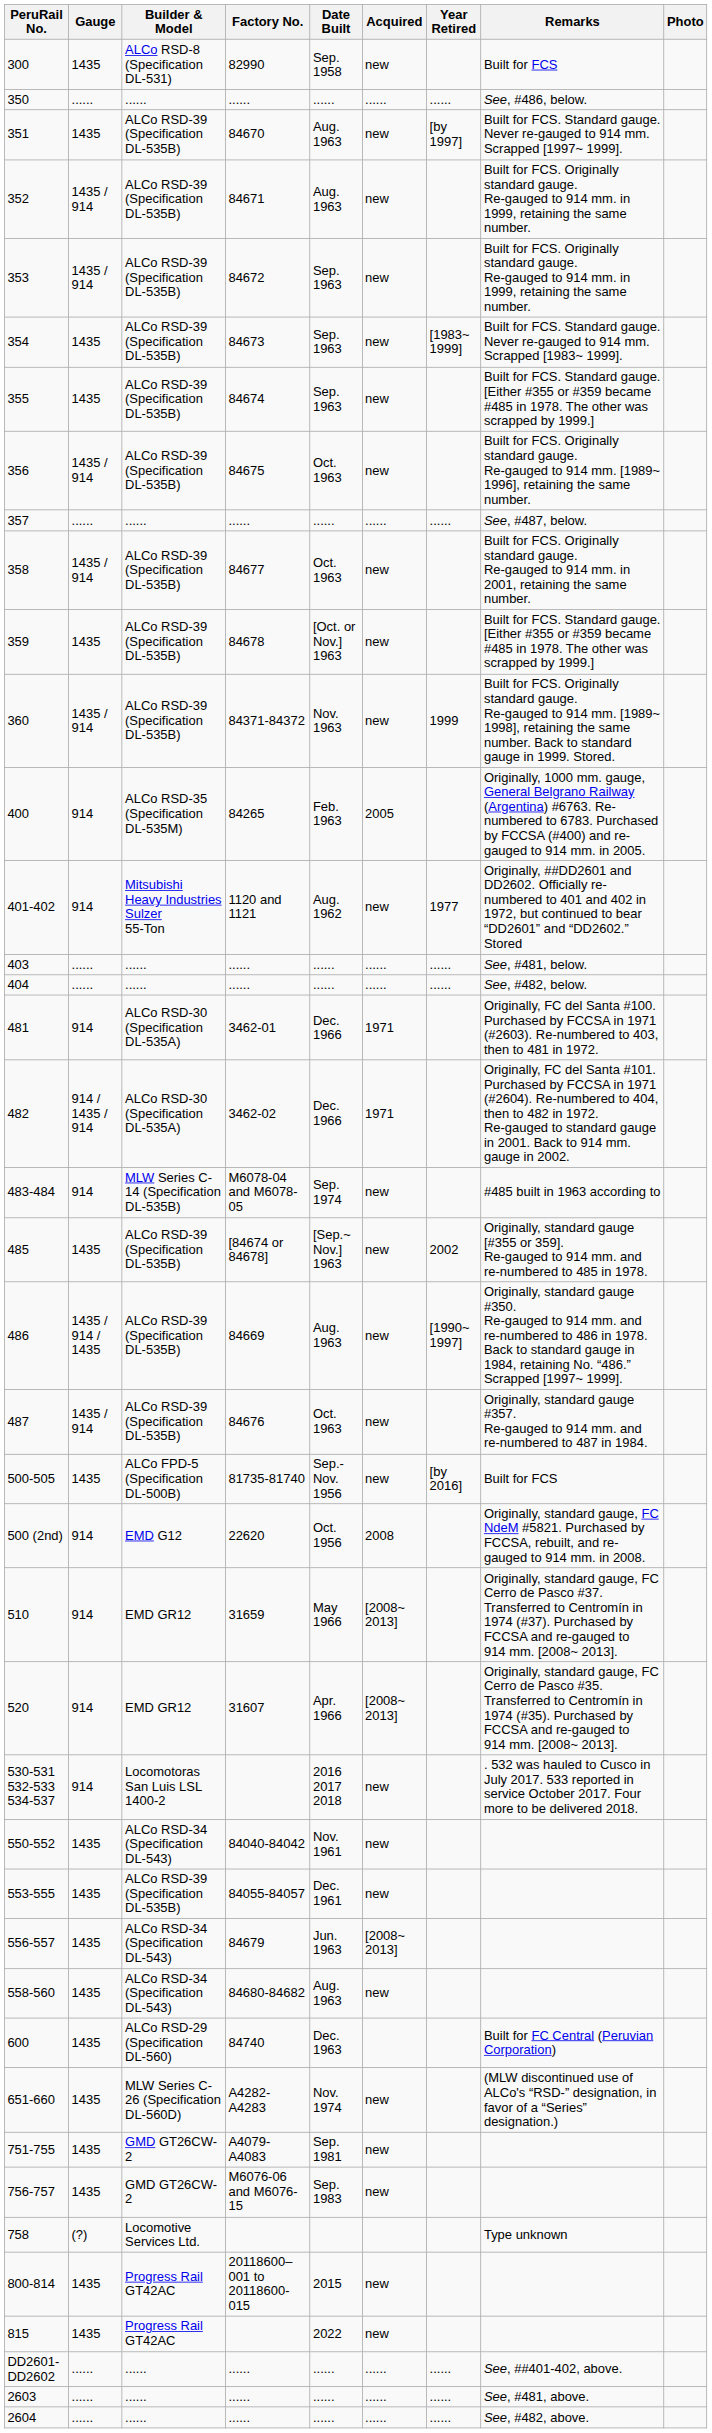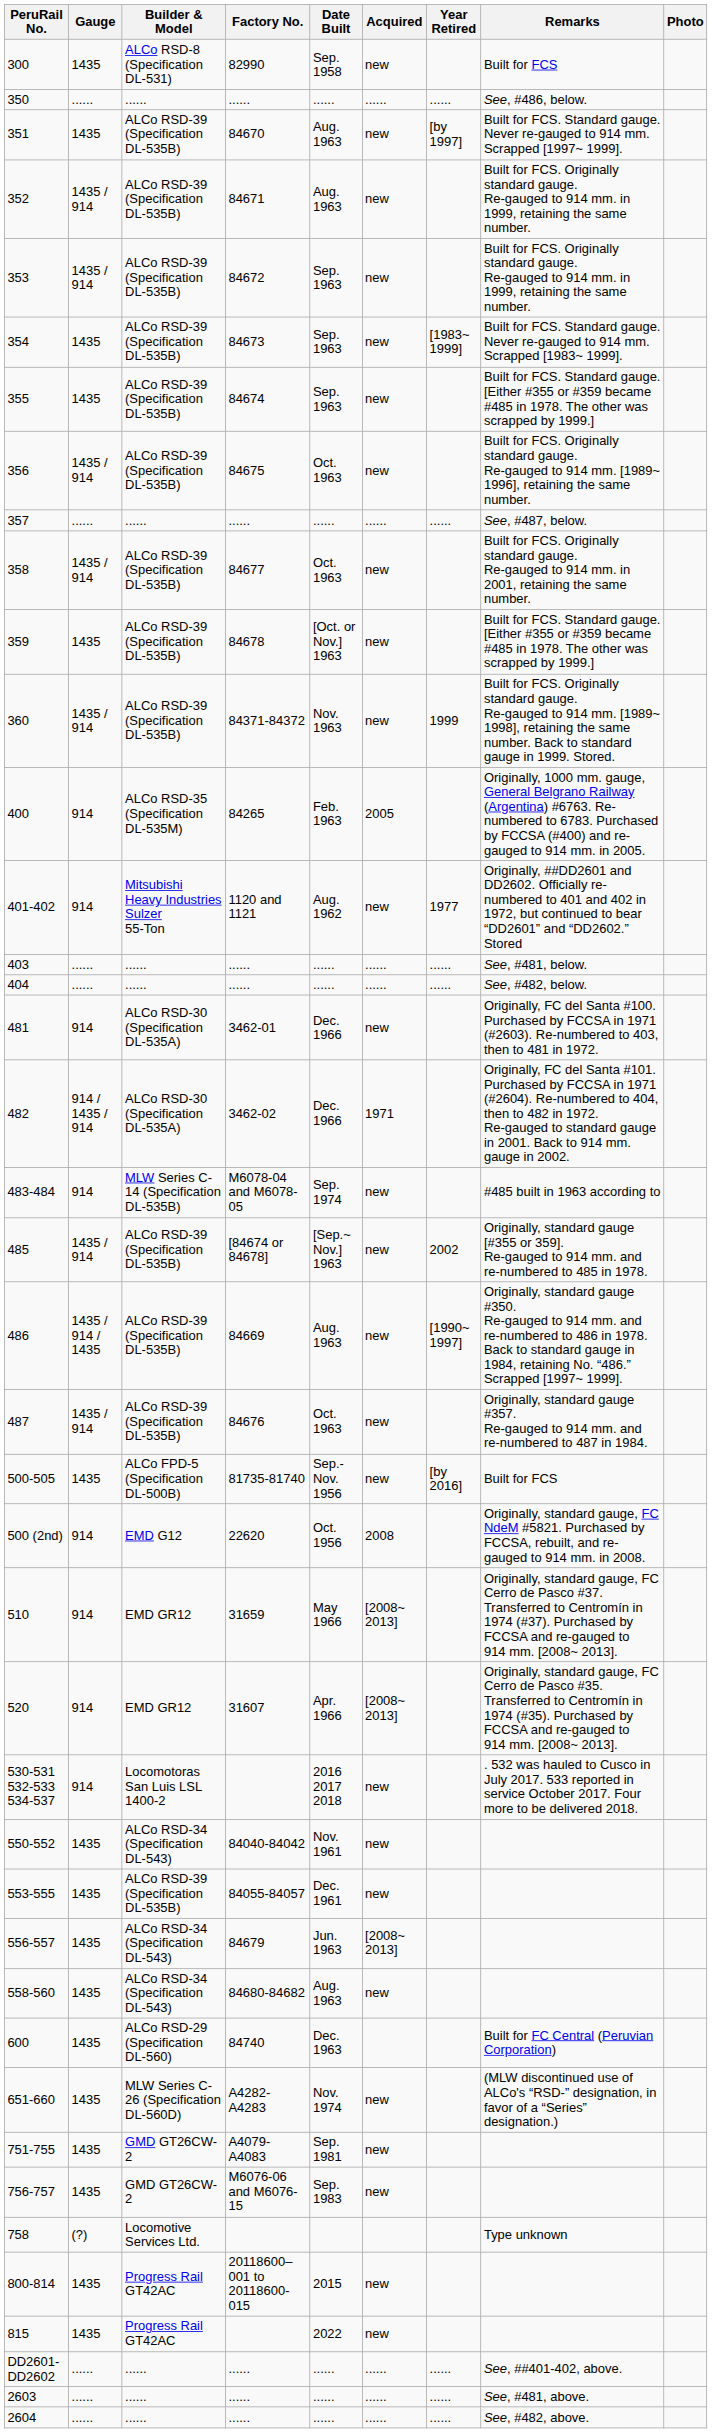(379, 1027) 1971 -> (377, 1027) new
(86, 1249) 1435 -> (90, 1249) 1435 / 914
